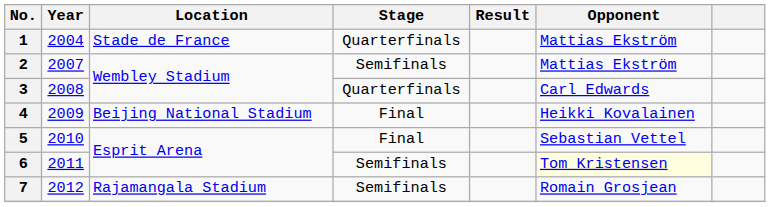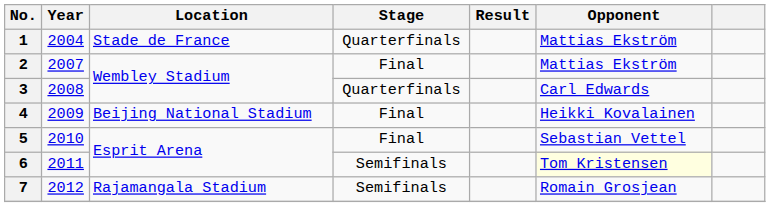(401, 66) Semifinals -> (401, 66) Final
